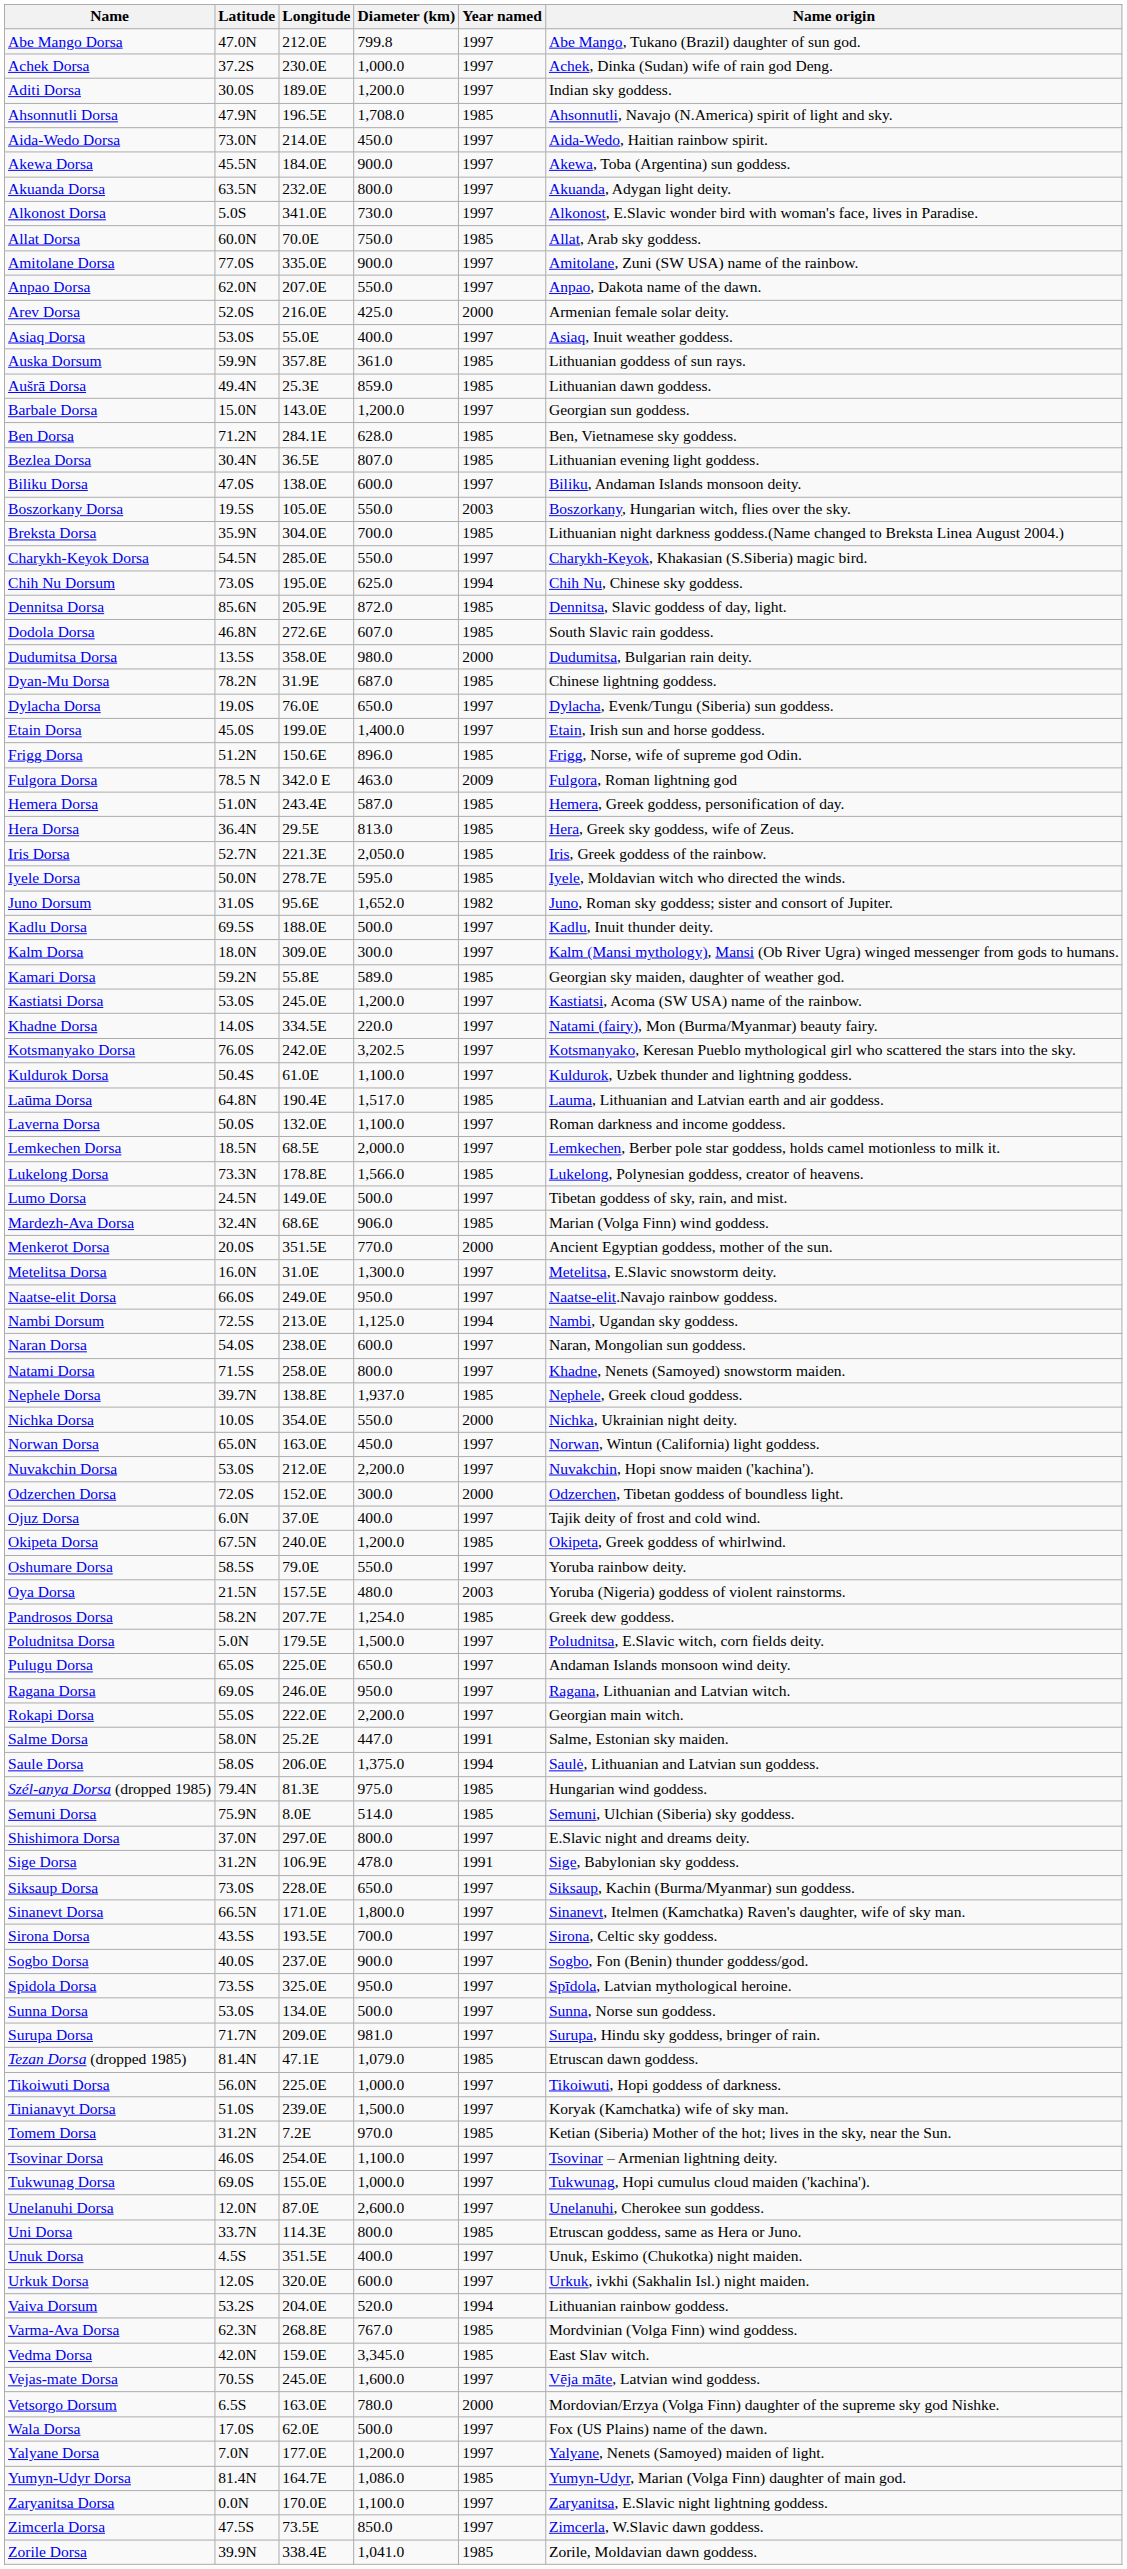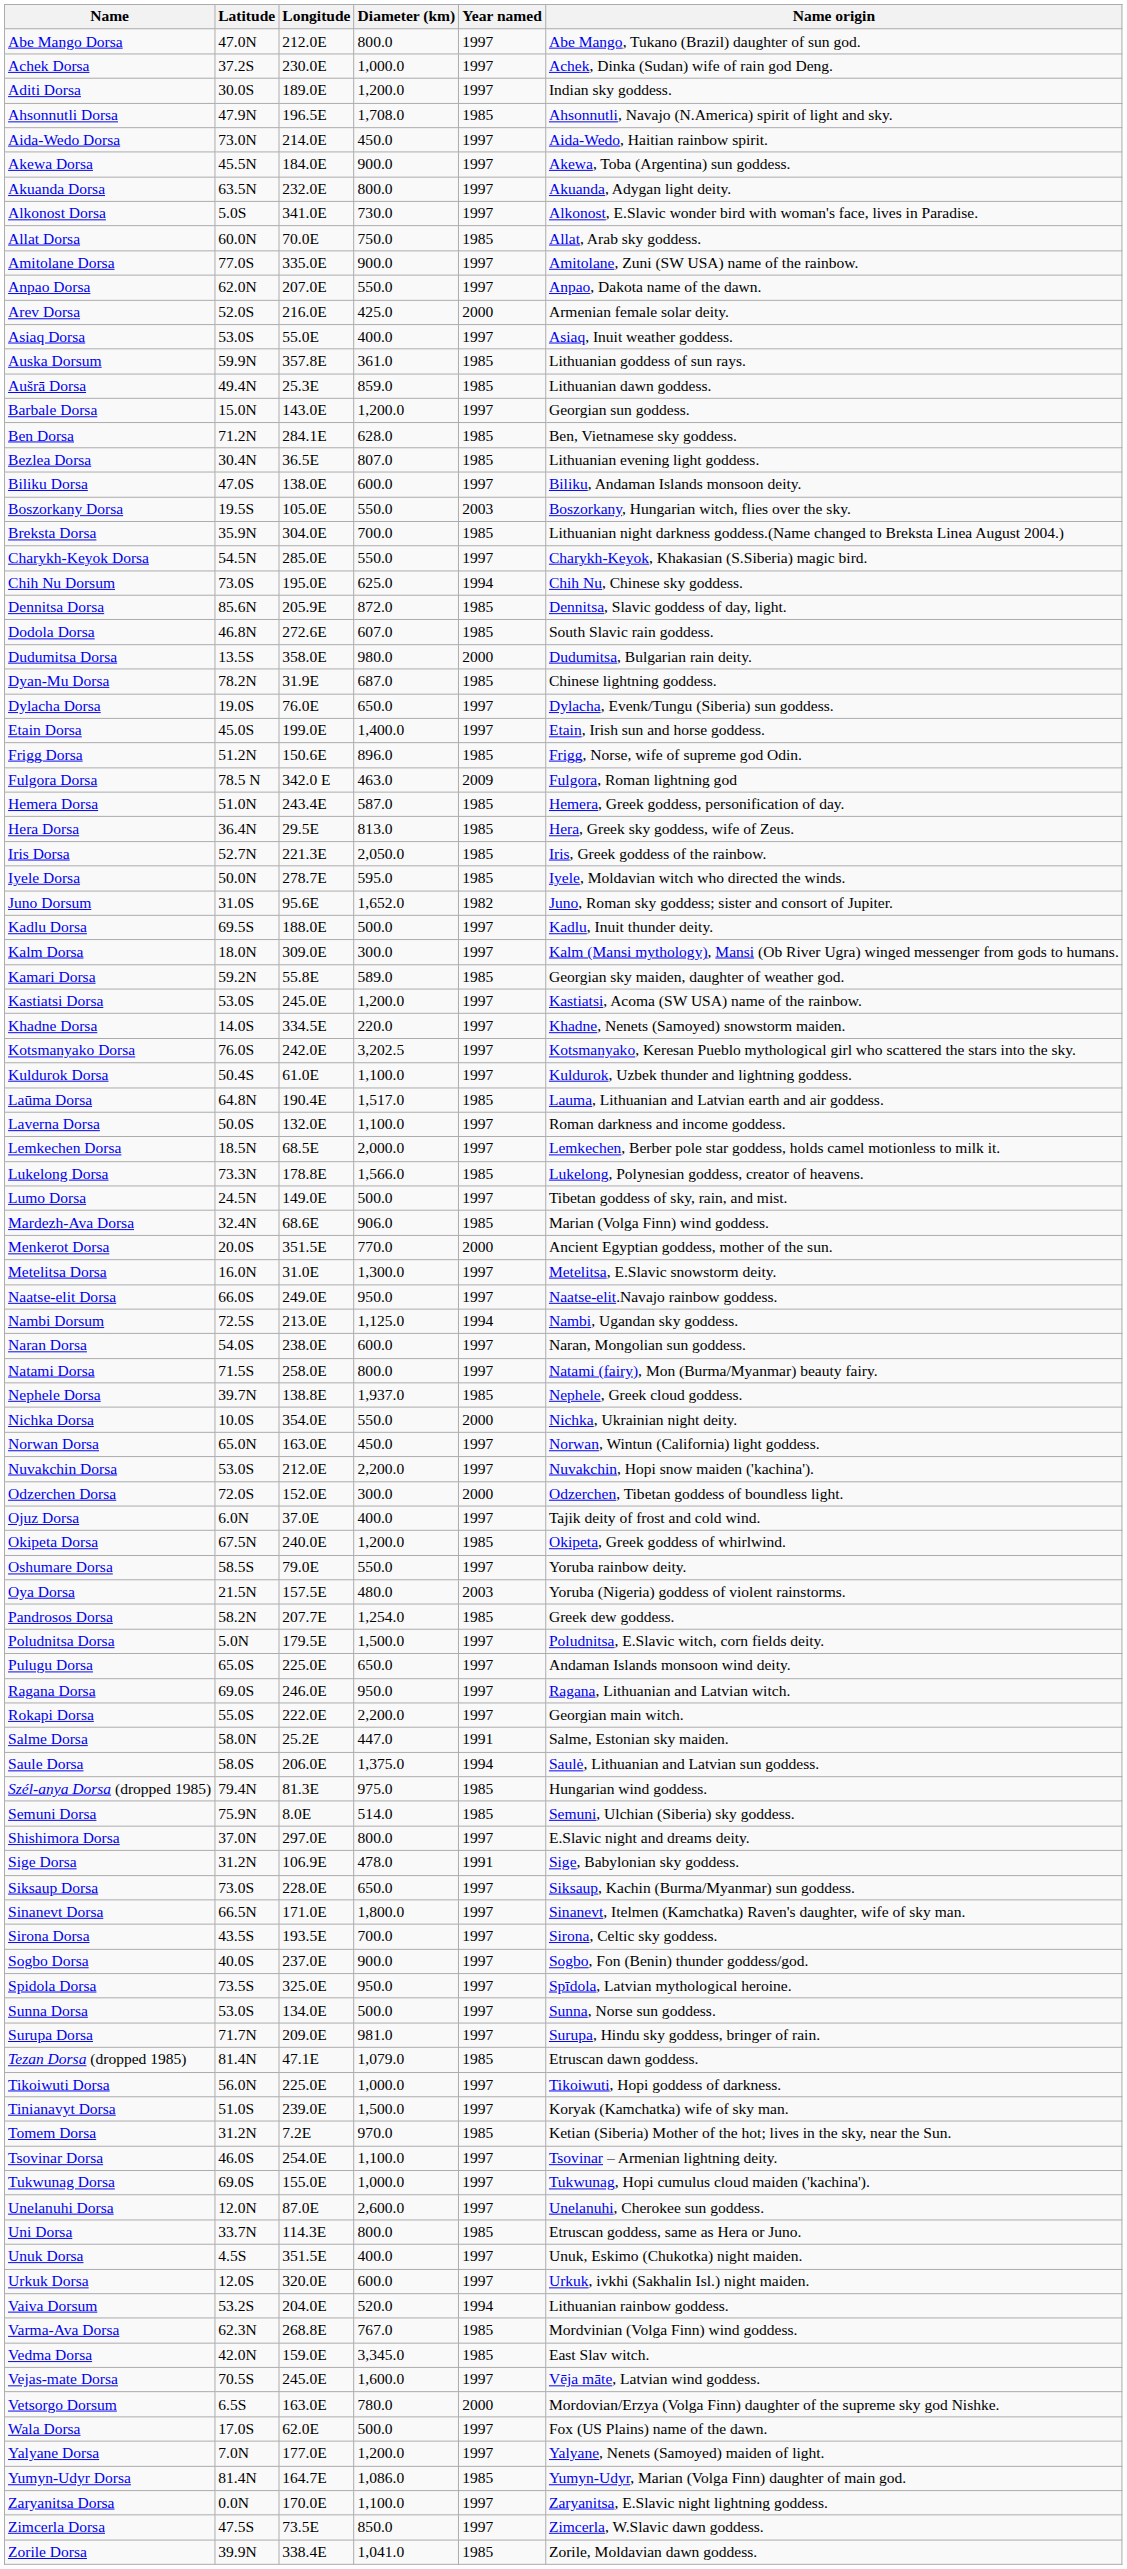(375, 41) 799.8 -> (375, 41) 800.0
(713, 1025) Natami (fairy), Mon (Burma/Myanmar) beauty fairy. -> (697, 1025) Khadne, Nenets (Samoyed) snowstorm maiden.
(697, 1370) Khadne, Nenets (Samoyed) snowstorm maiden. -> (713, 1370) Natami (fairy), Mon (Burma/Myanmar) beauty fairy.
